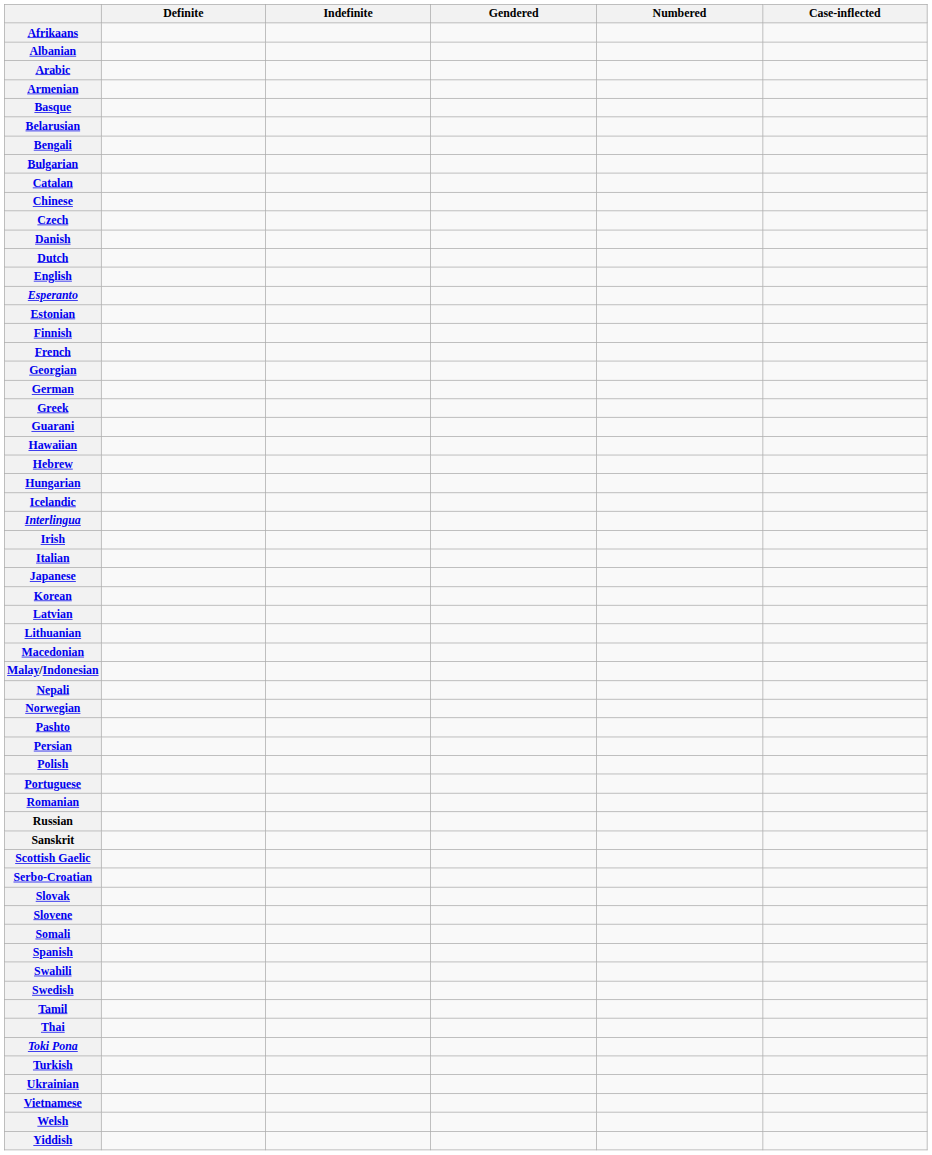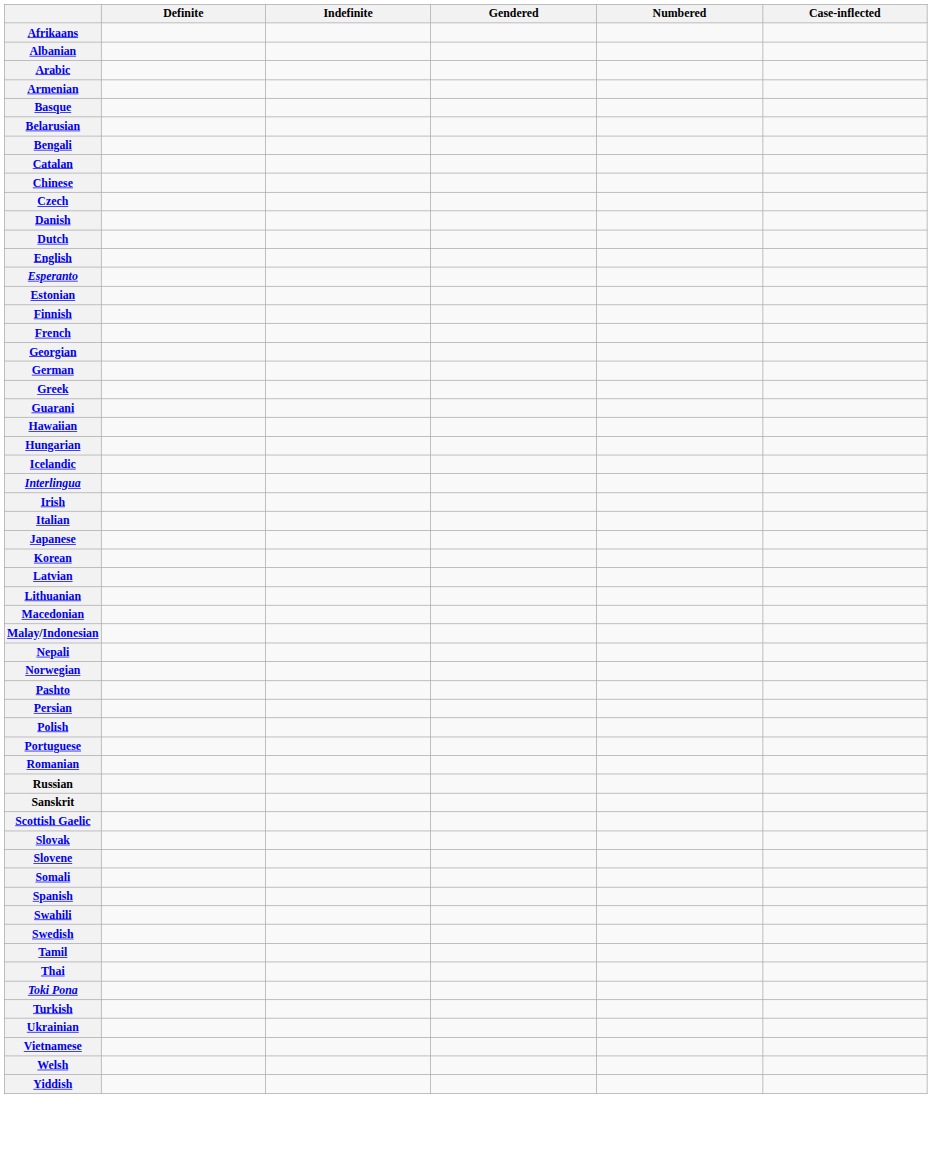- row: (53, 164)
- row: (53, 464)
- row: (53, 877)
